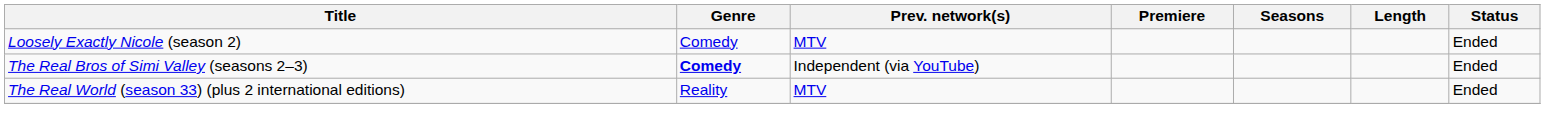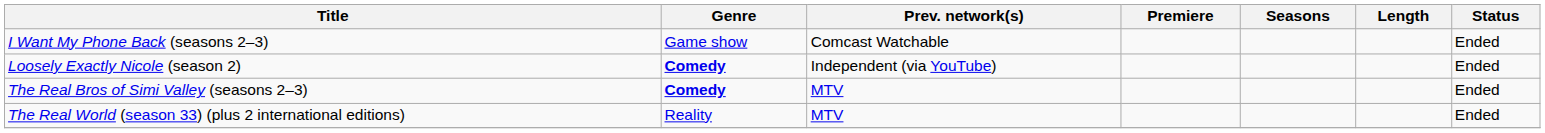+ row: (138, 41)
(709, 41) normal -> (695, 66) bold
(810, 41) MTV -> (904, 66) Independent (via YouTube)
(886, 66) Independent (via YouTube) -> (827, 90) MTV
